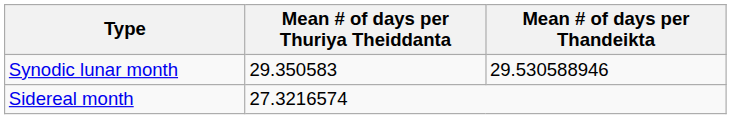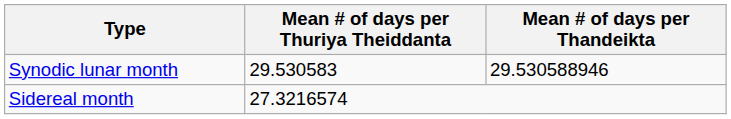(293, 69) 29.350583 -> (293, 69) 29.530583
